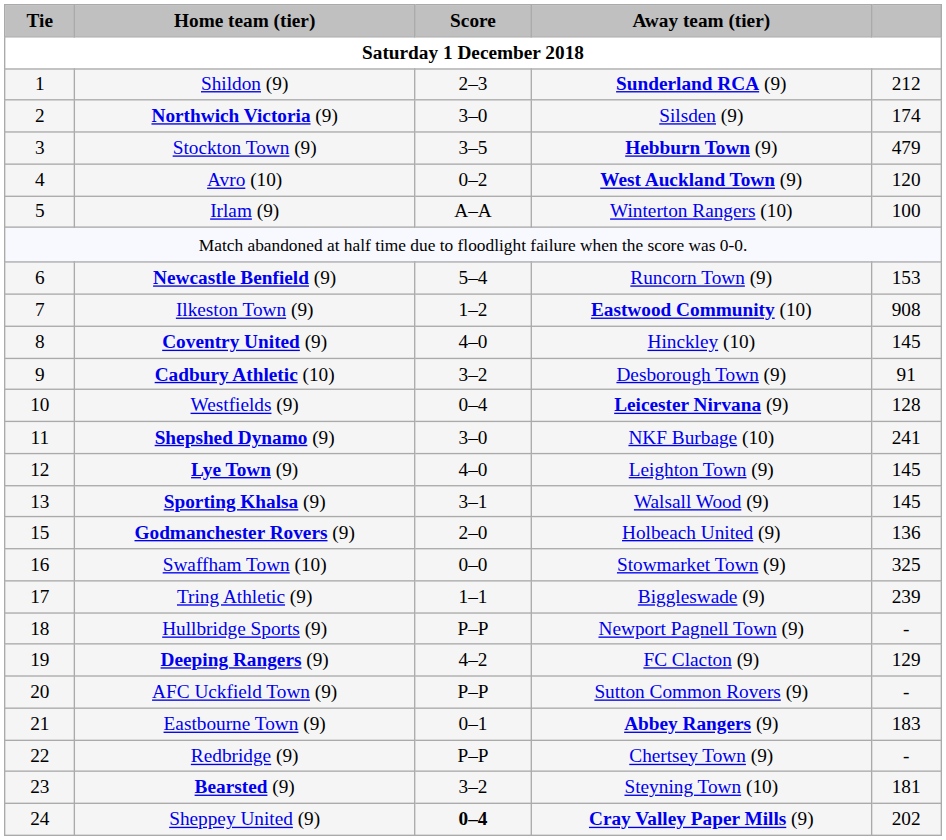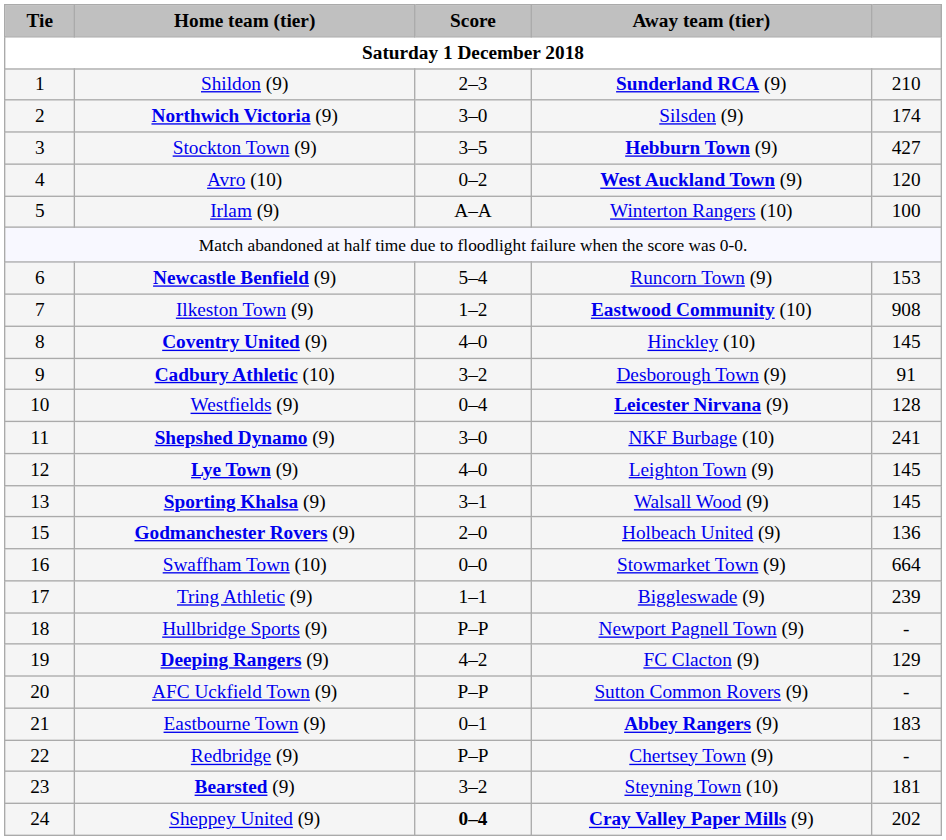(906, 84) 212 -> (906, 84) 210
(906, 148) 479 -> (906, 148) 427
(906, 565) 325 -> (906, 565) 664
